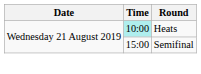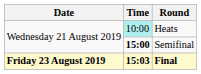(137, 45) normal -> (138, 45) bold
+ row: (166, 61)
